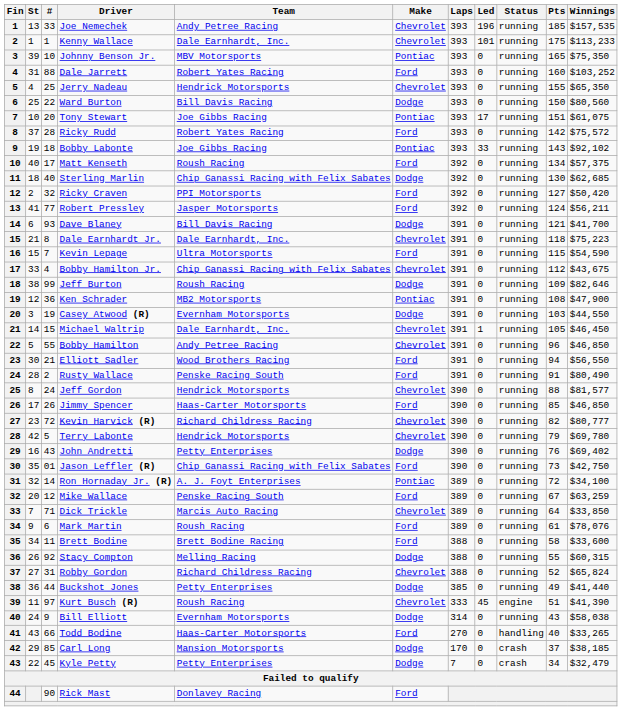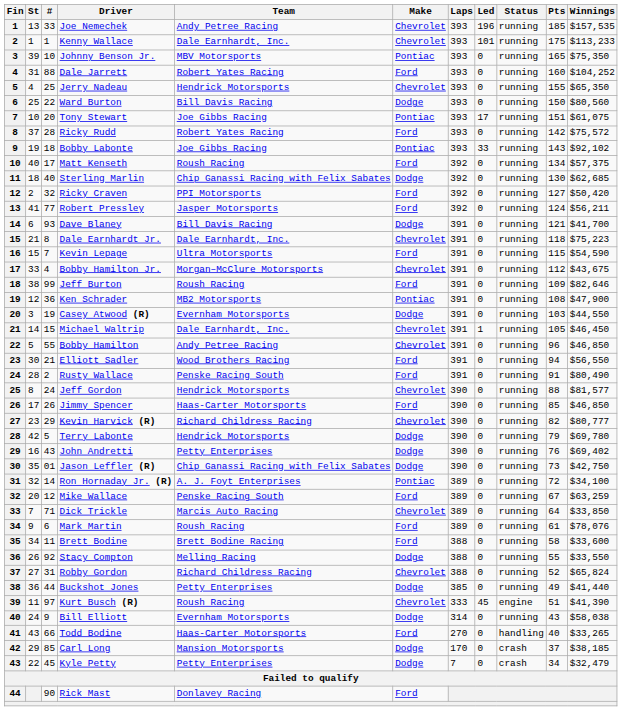(592, 73) $103,252 -> (592, 73) $104,252
(284, 270) Chip Ganassi Racing with Felix Sabates -> (250, 270) Morgan–McClure Motorsports
(409, 285) Dodge -> (406, 285) Ford
(49, 421) 72 -> (49, 421) 29
(421, 437) Chevrolet -> (409, 437) Dodge
(406, 467) Ford -> (409, 467) Dodge
(589, 558) $60,315 -> (589, 558) $33,550
